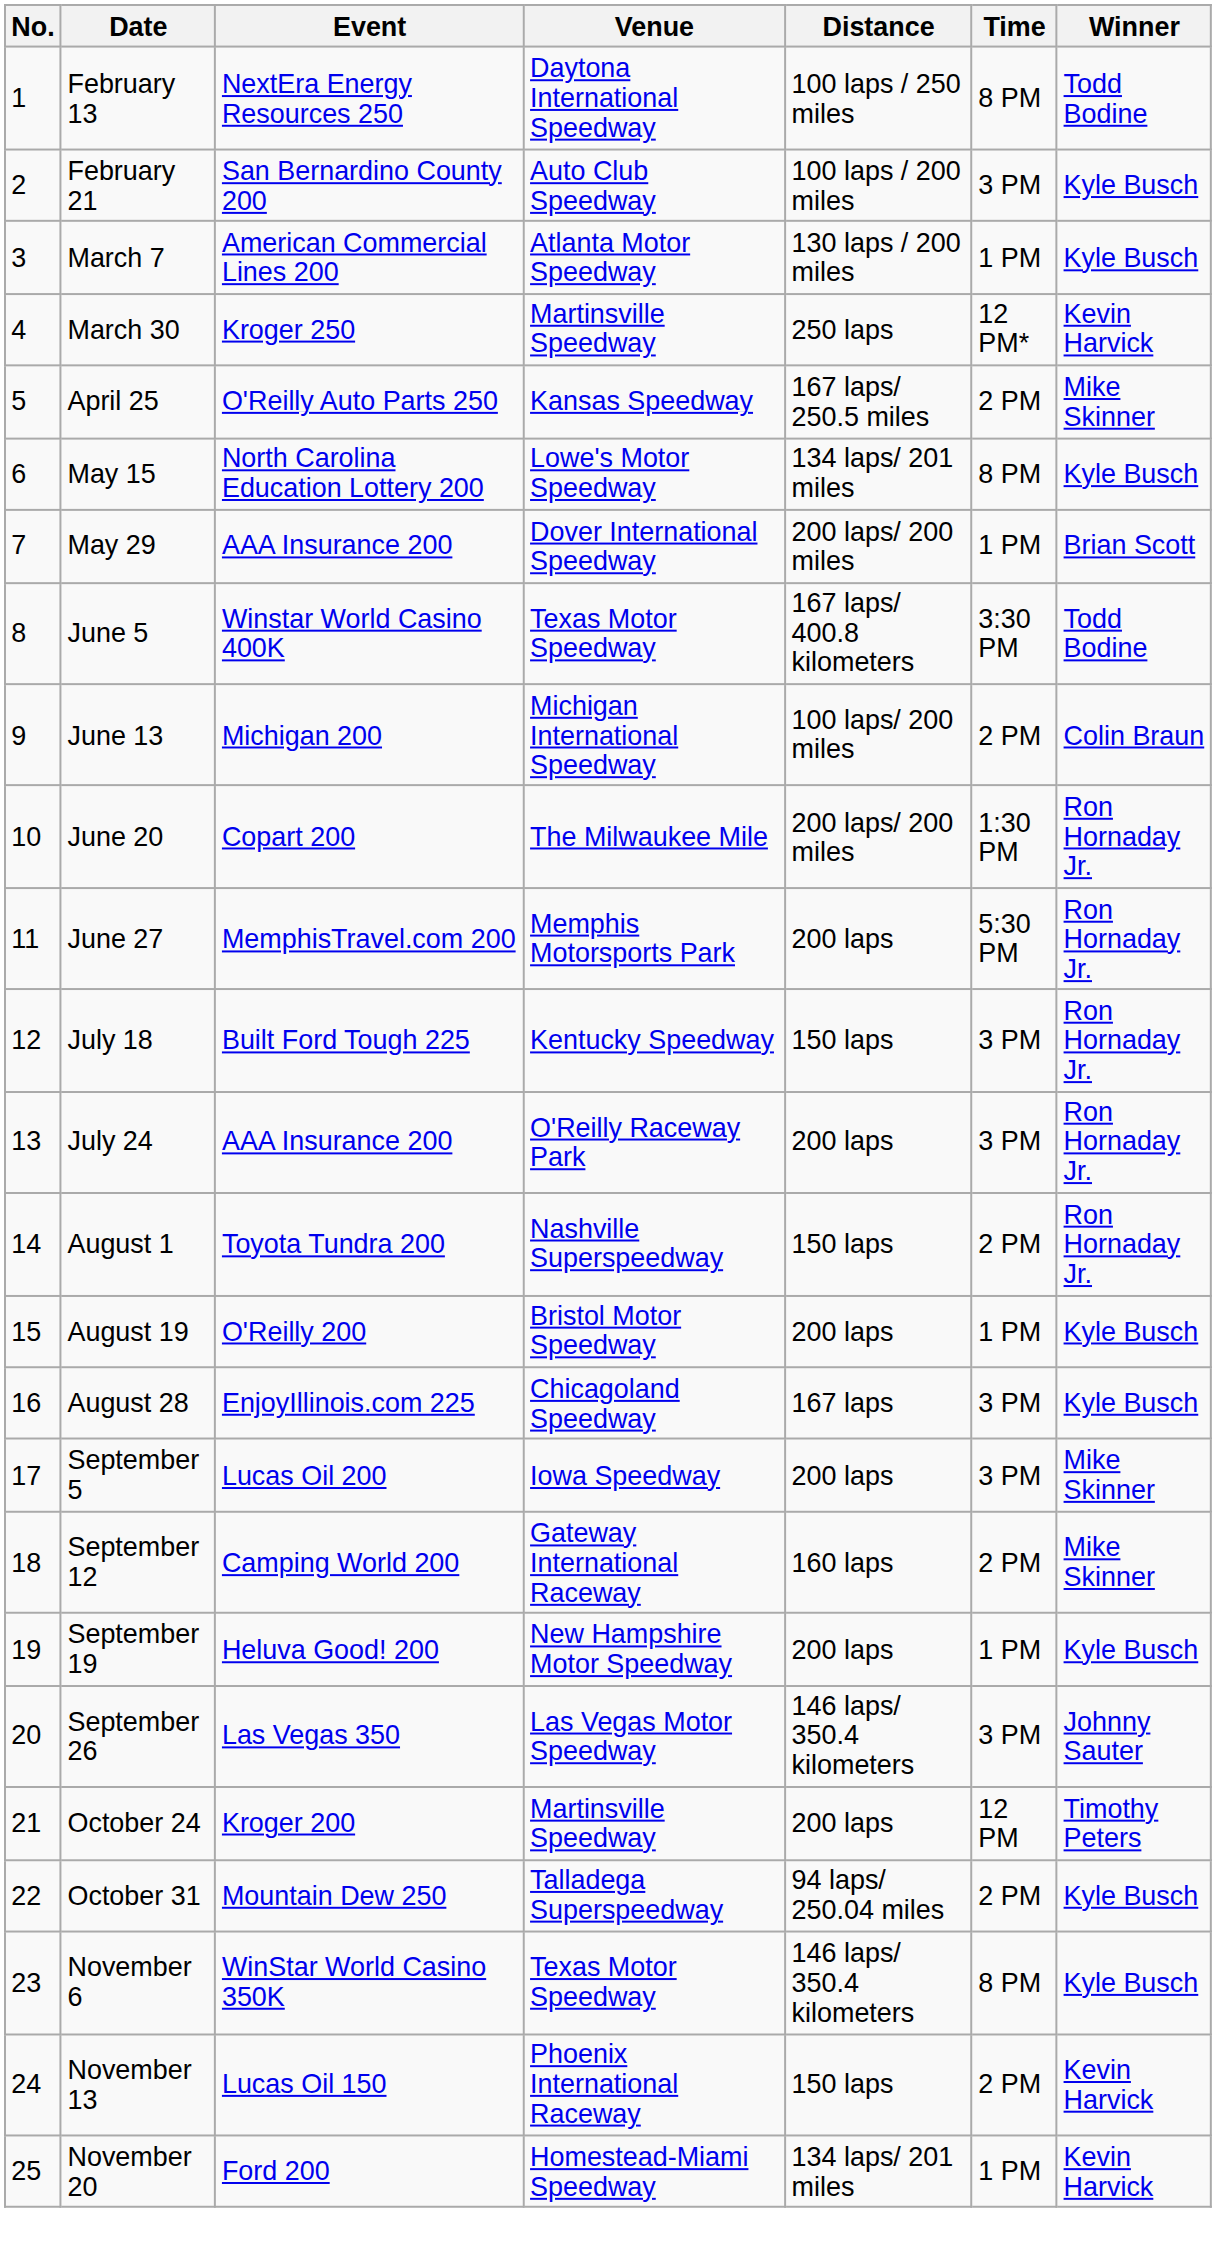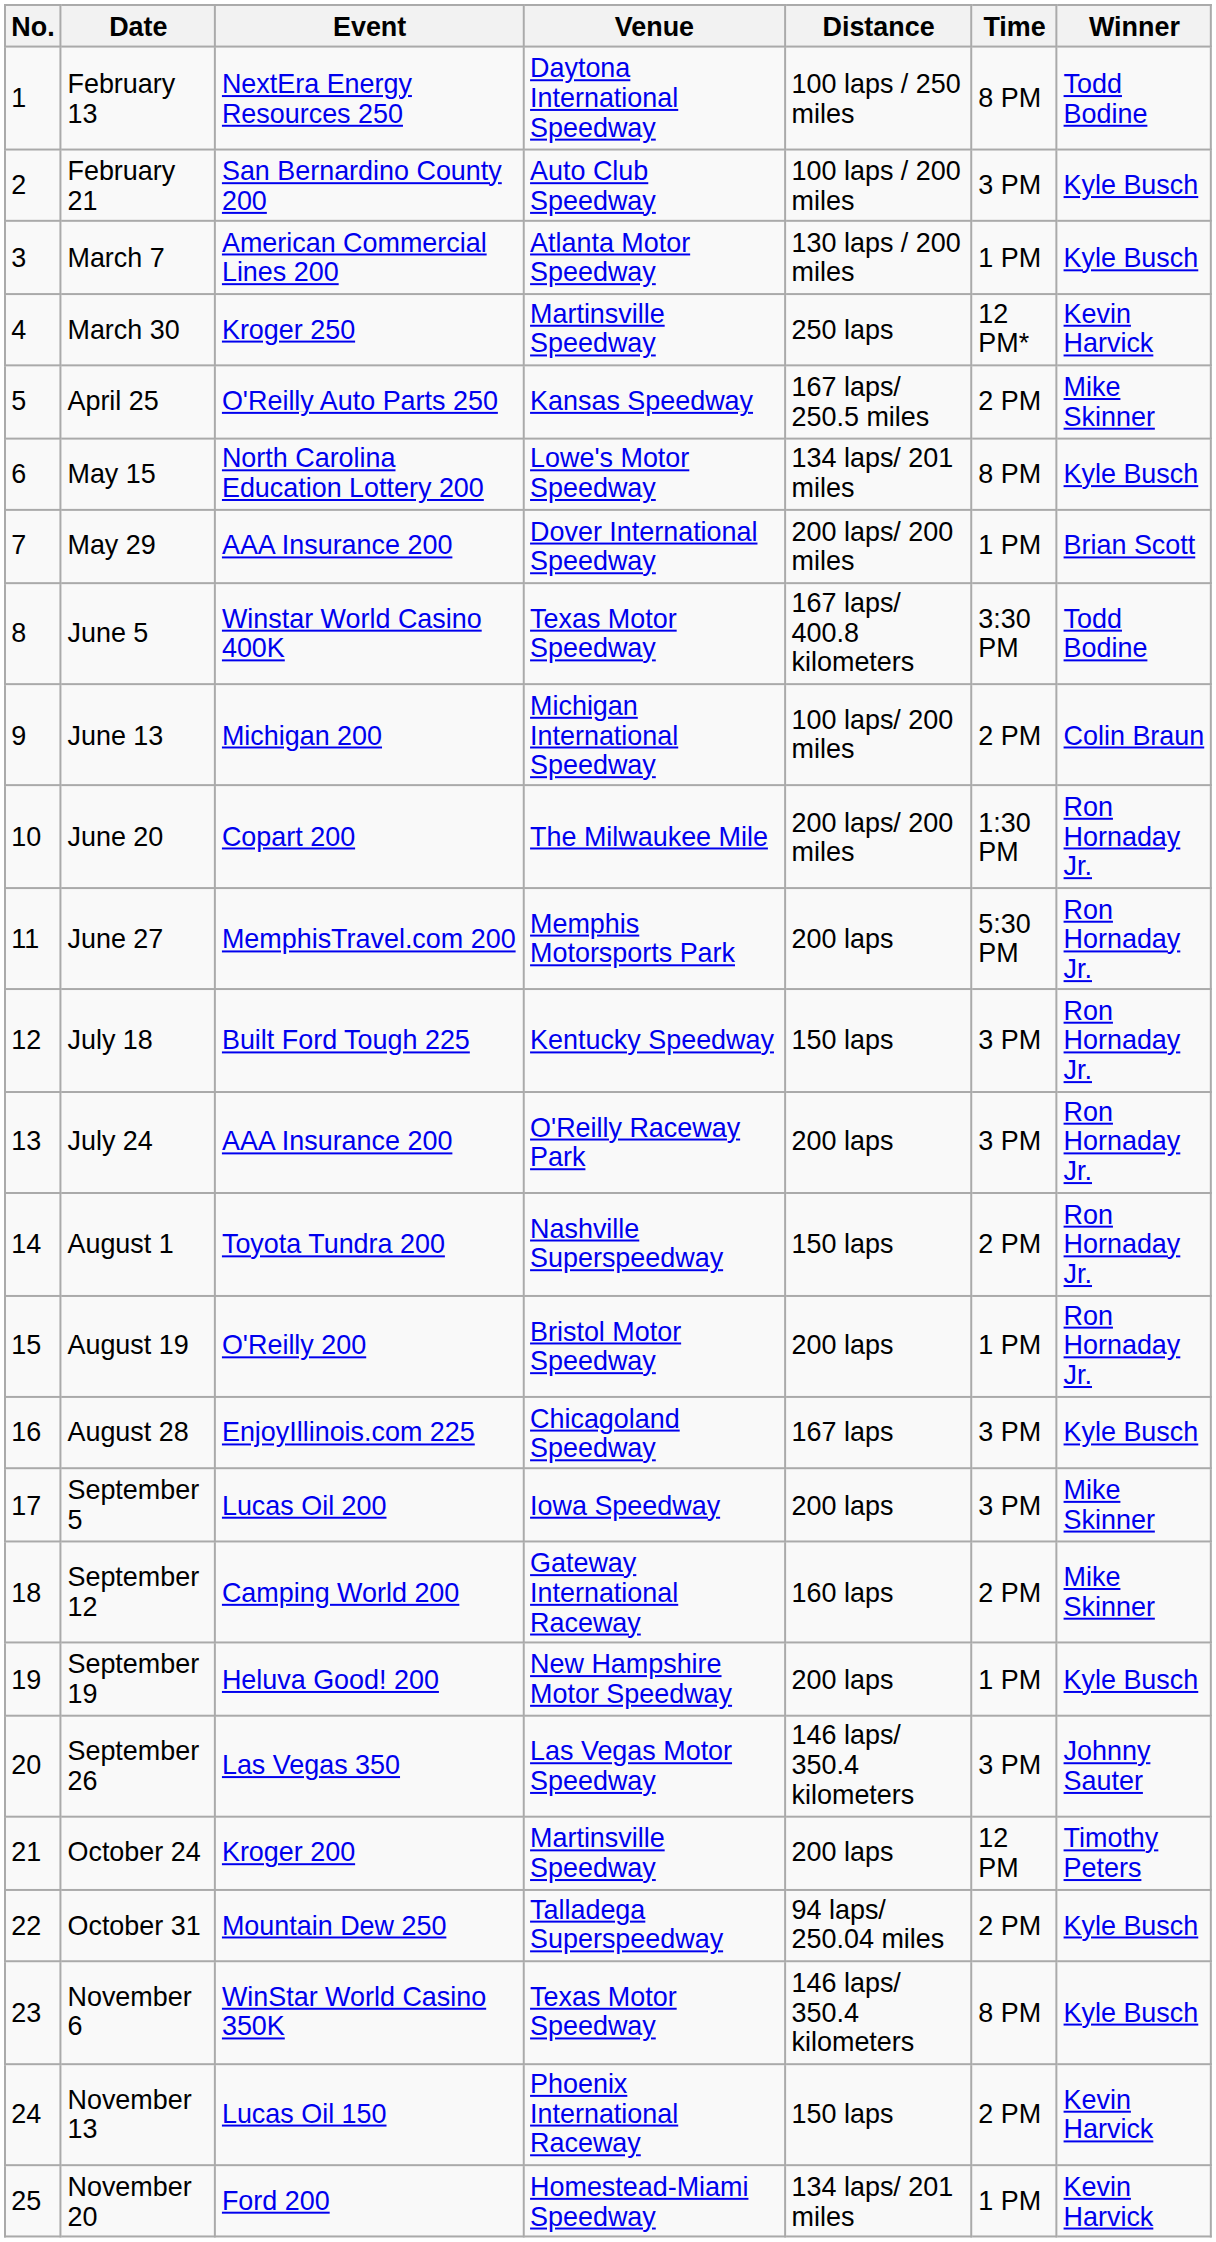(1131, 1331) Kyle Busch -> (1122, 1346) Ron Hornaday Jr.
